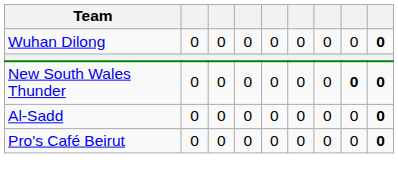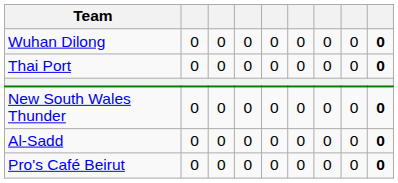+ row: (40, 66)
(354, 82) bold -> (354, 107) normal
